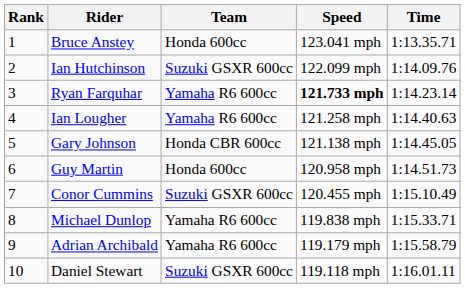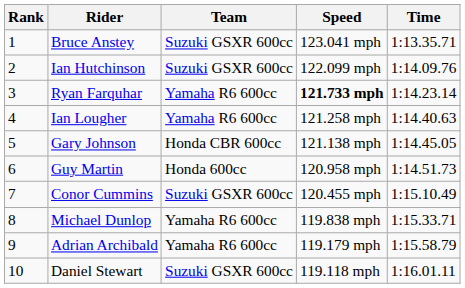(206, 42) Honda 600cc -> (229, 42) Suzuki GSXR 600cc
